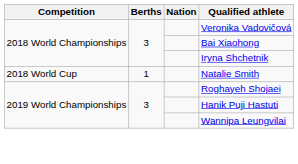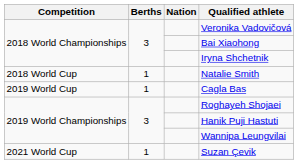+ row: (224, 89)
+ row: (228, 151)
